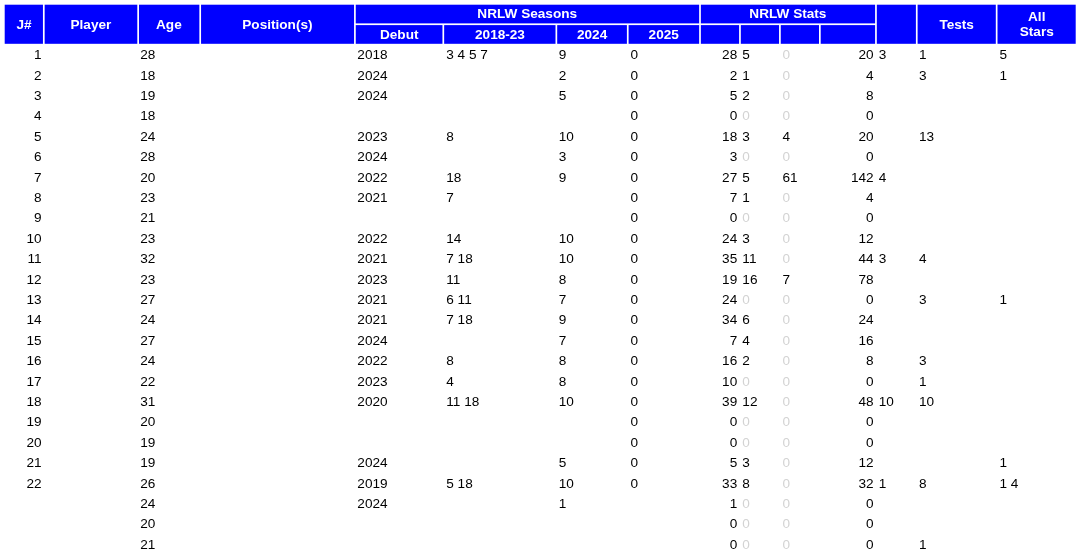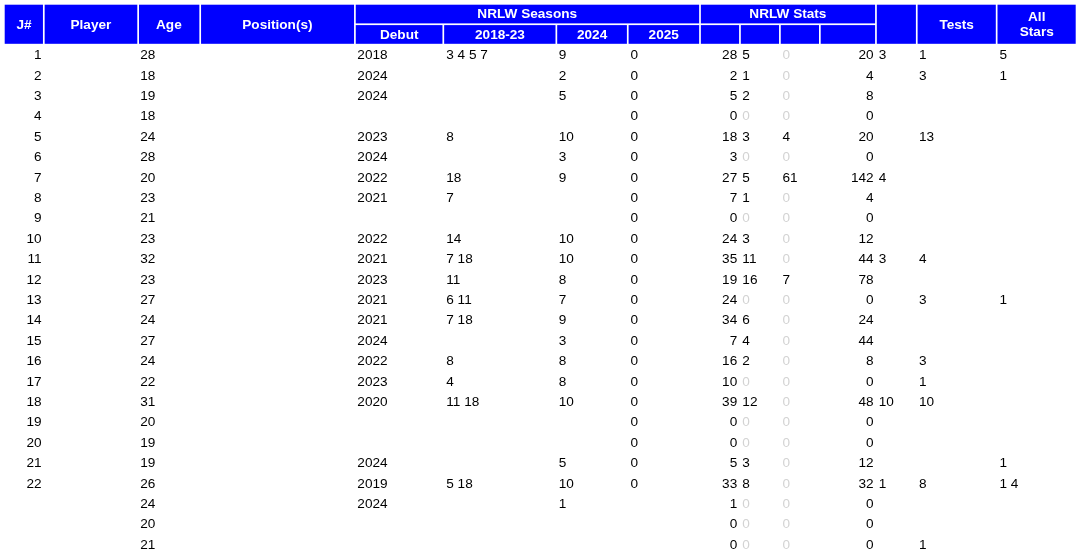(563, 340) 7 -> (563, 340) 3
(866, 340) 16 -> (866, 340) 44
